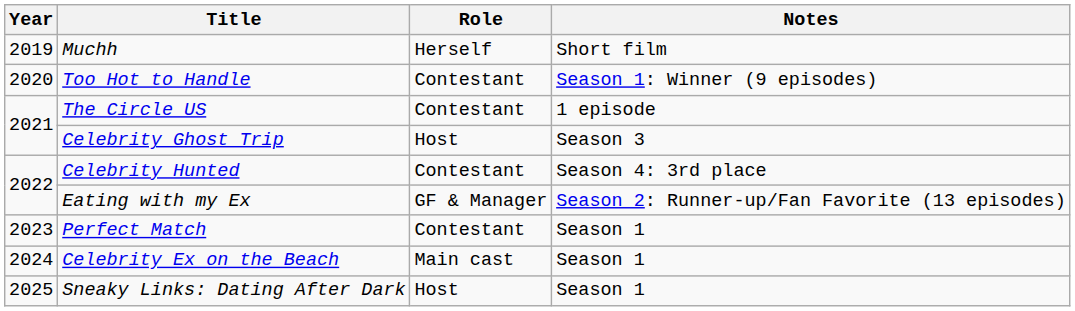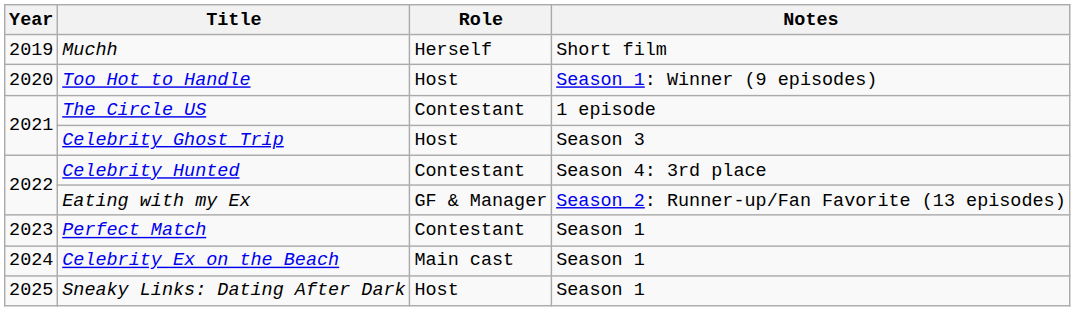(470, 80) Contestant -> (437, 80) Host
